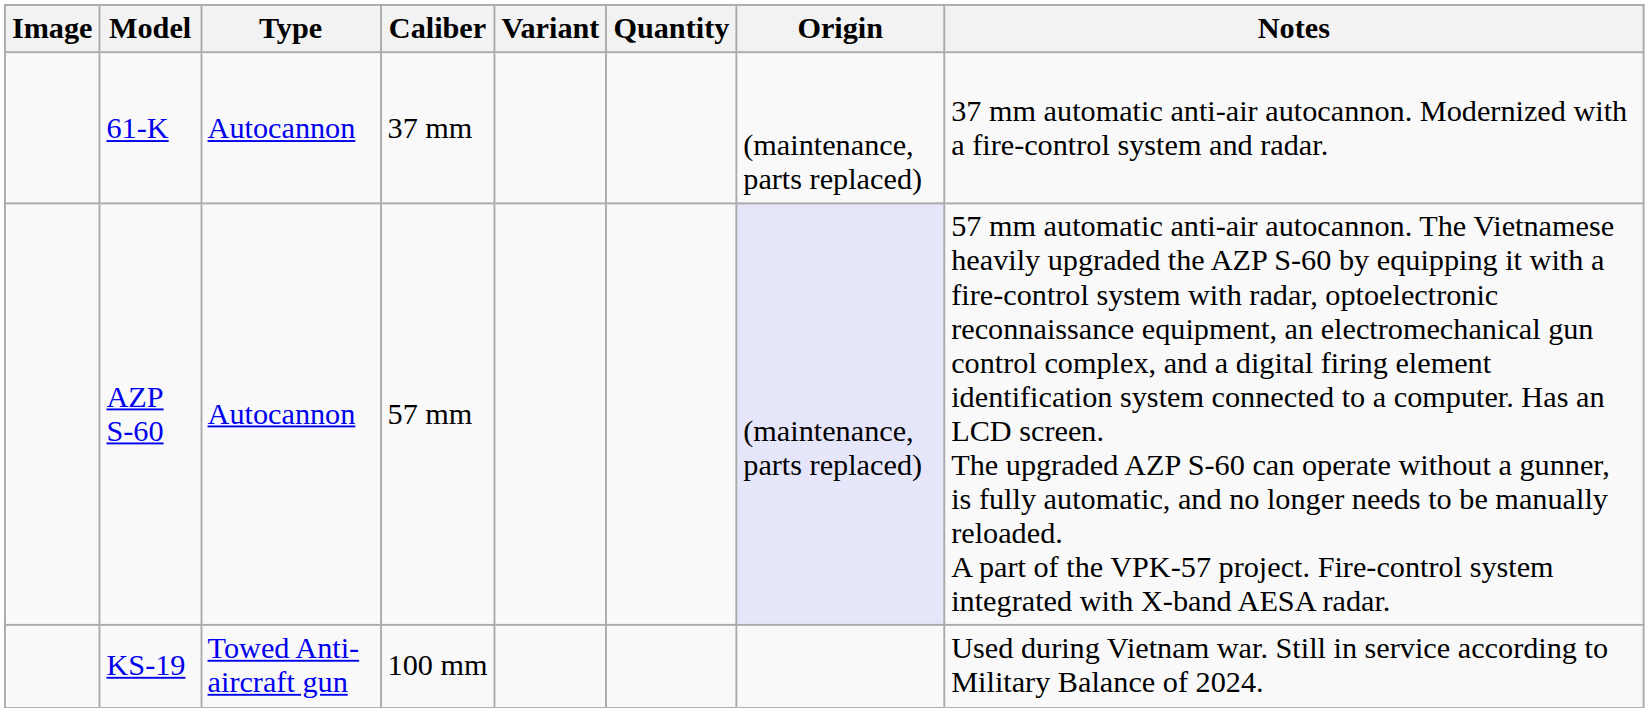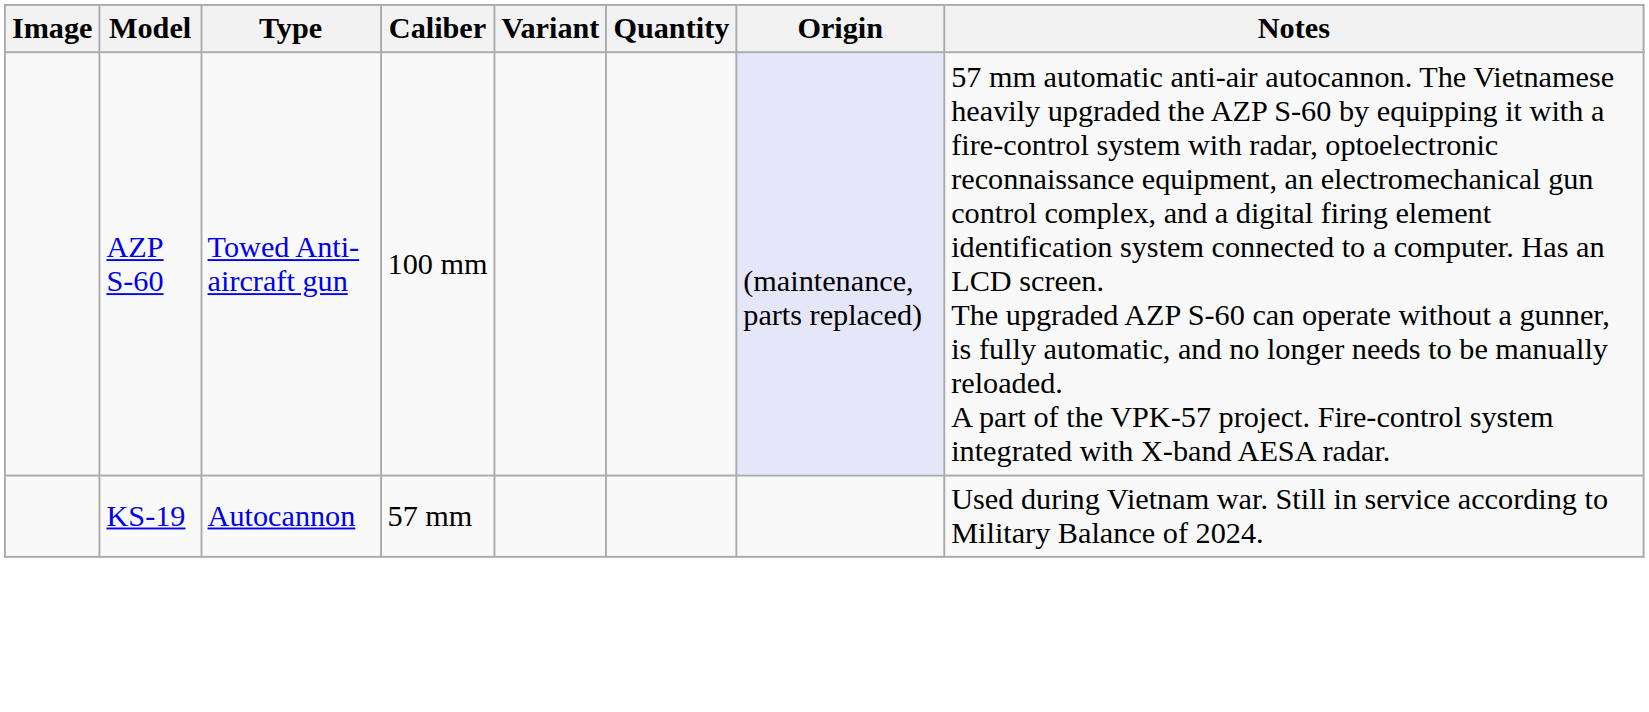- row: (138, 127)
(281, 413) Autocannon -> (283, 263) Towed Anti-aircraft gun
(430, 413) 57 mm -> (438, 263) 100 mm
(283, 665) Towed Anti-aircraft gun -> (281, 515) Autocannon
(438, 665) 100 mm -> (430, 515) 57 mm
